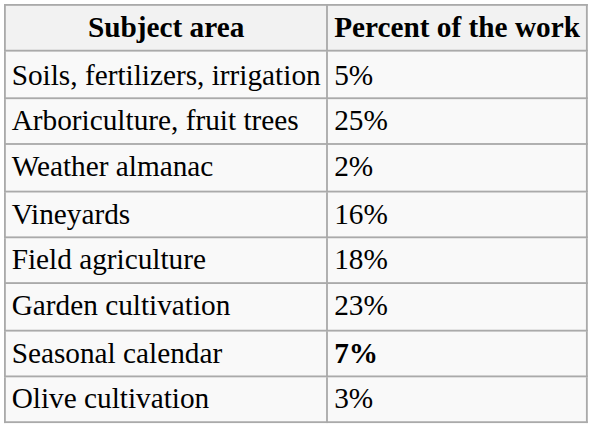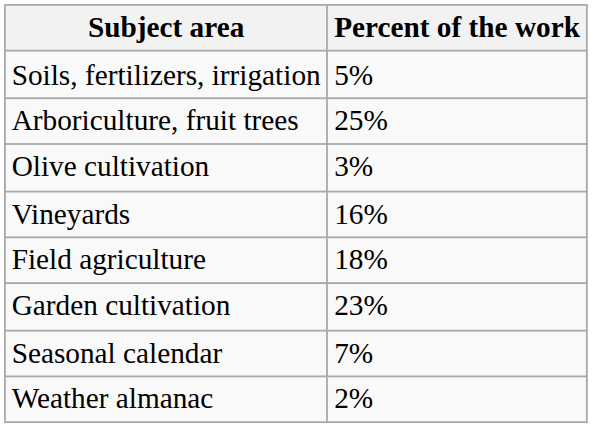rows swapped: (110, 399) <-> (112, 167)
(356, 352) bold -> (354, 352) normal
